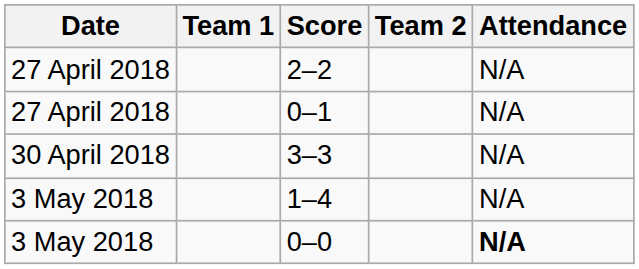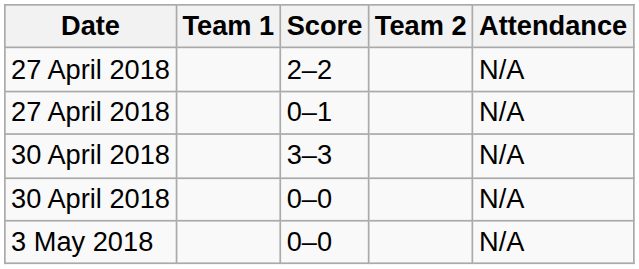+ row: (91, 198)
- row: (82, 198)
(503, 241) bold -> (502, 241) normal
